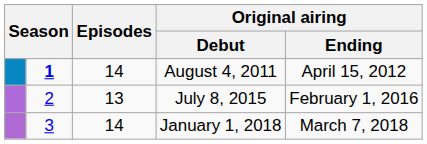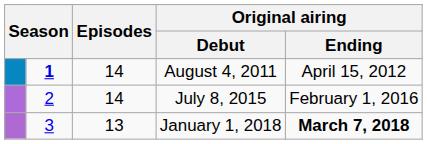(114, 98) 13 -> (114, 98) 14
(114, 125) 14 -> (114, 125) 13
(354, 125) normal -> (354, 125) bold
